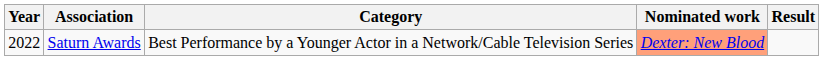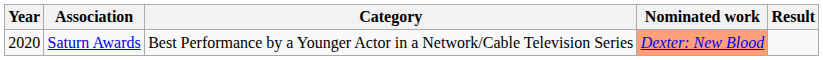(24, 42) 2022 -> (24, 42) 2020
